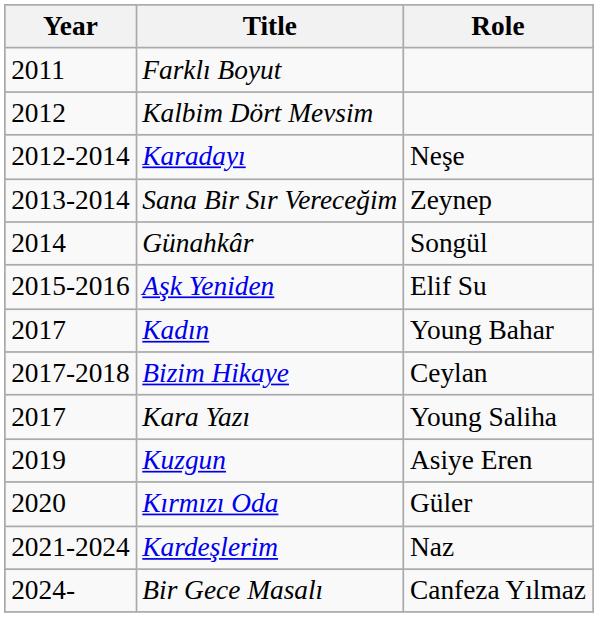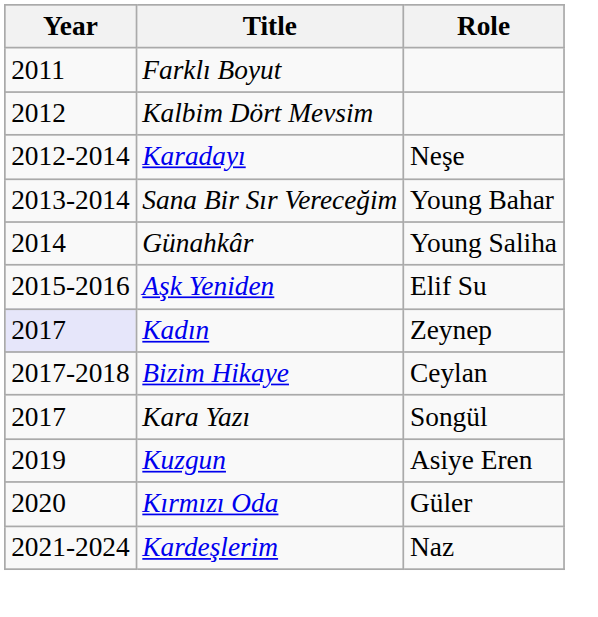(451, 199) Zeynep -> (482, 199) Young Bahar
(449, 243) Songül -> (483, 243) Young Saliha
(39, 329) no background -> (39, 329) lavender background
(482, 329) Young Bahar -> (451, 329) Zeynep
(483, 416) Young Saliha -> (449, 416) Songül
- row: (233, 590)
